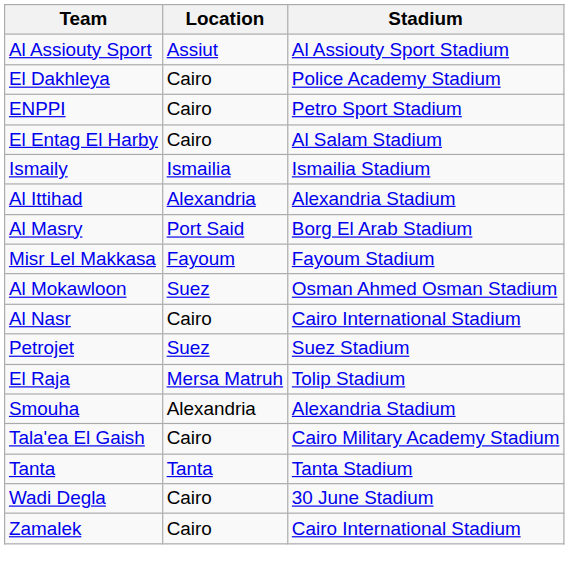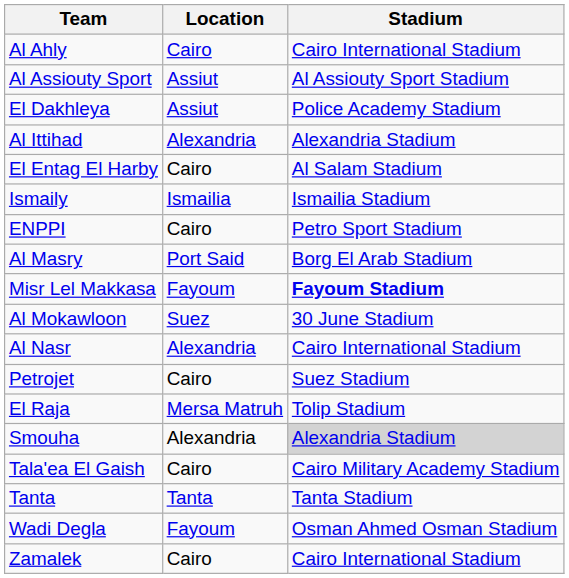+ row: (38, 49)
(189, 79) Cairo -> (192, 109) Assiut
rows swapped: (37, 109) <-> (46, 199)
(363, 259) normal -> (368, 288) bold
(425, 288) Osman Ahmed Osman Stadium -> (363, 318) 30 June Stadium
(189, 318) Cairo -> (211, 348) Alexandria
(188, 348) Suez -> (189, 378) Cairo
(374, 408) no background -> (374, 438) lightgrey background
(189, 498) Cairo -> (201, 528) Fayoum
(363, 498) 30 June Stadium -> (425, 528) Osman Ahmed Osman Stadium
